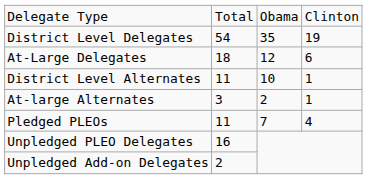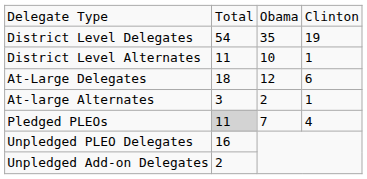rows swapped: (104, 79) <-> (77, 58)
(223, 121) no background -> (223, 121) lightgrey background
